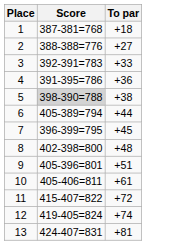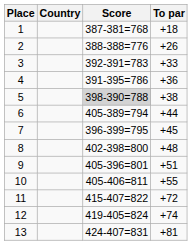+ column: (60, 13)
(123, 47) +27 -> (169, 47) +26
(123, 181) +61 -> (169, 181) +55
